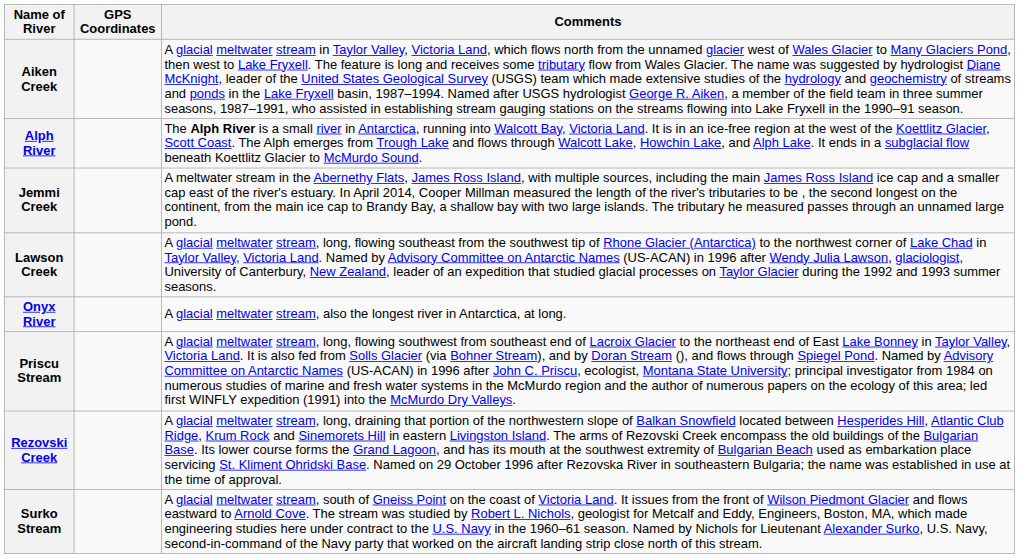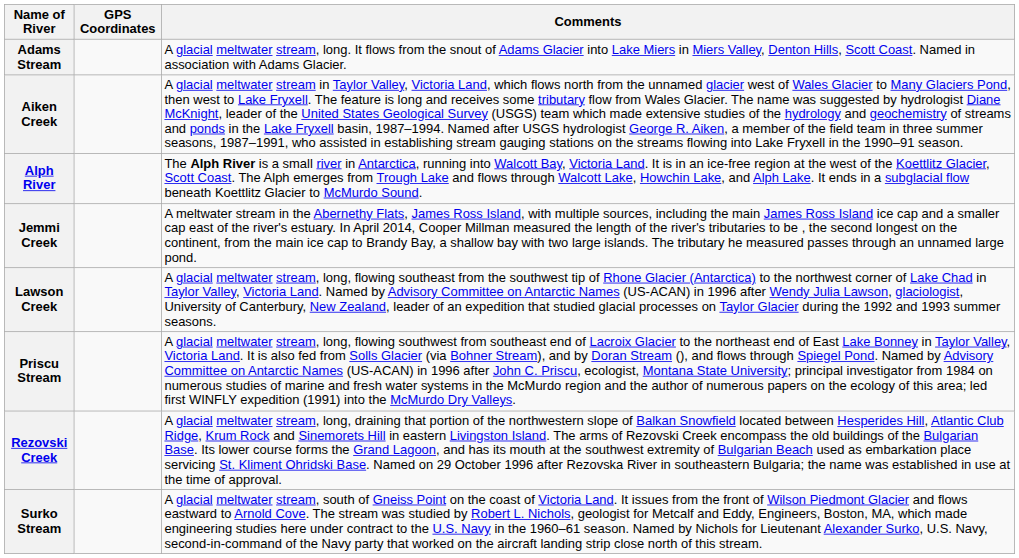+ row: (39, 57)
- row: (39, 314)
